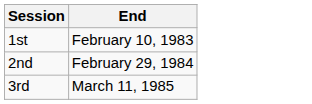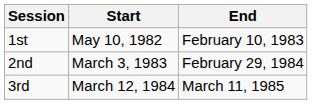+ column: (124, 16)
